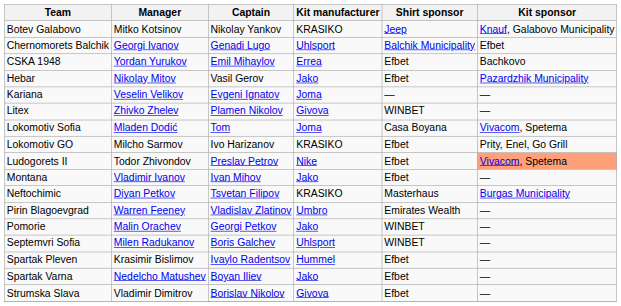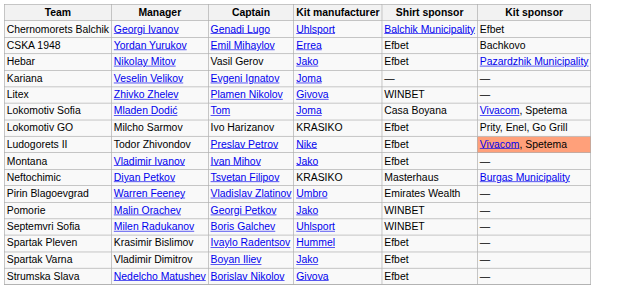- row: (44, 29)
(160, 276) Nedelcho Matushev -> (153, 260) Vladimir Dimitrov
(153, 293) Vladimir Dimitrov -> (160, 276) Nedelcho Matushev
